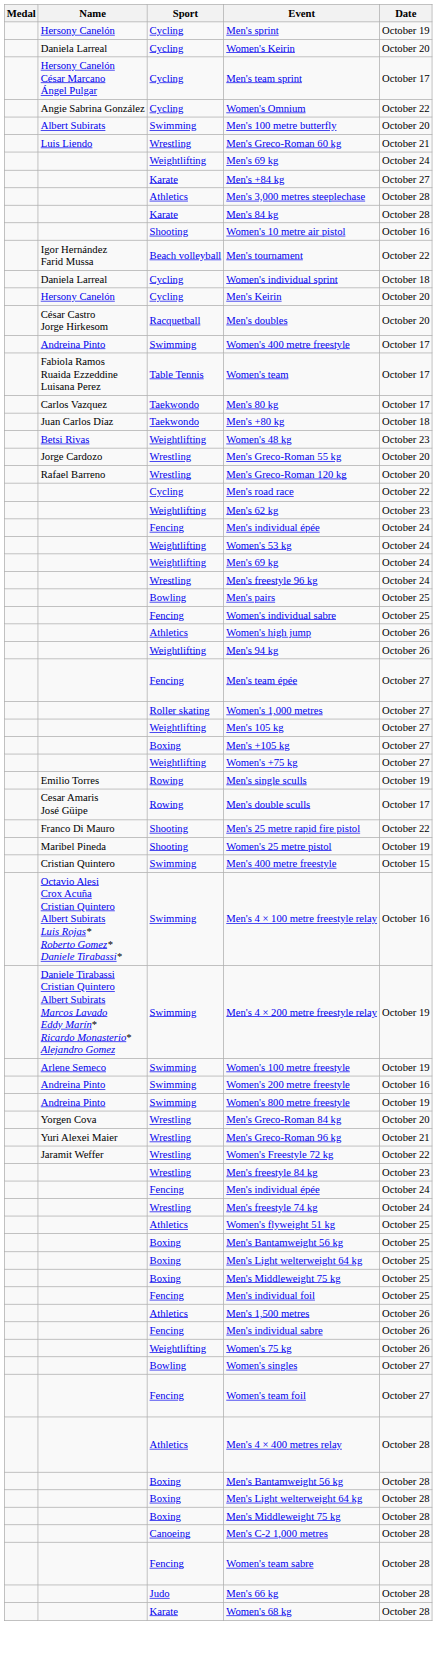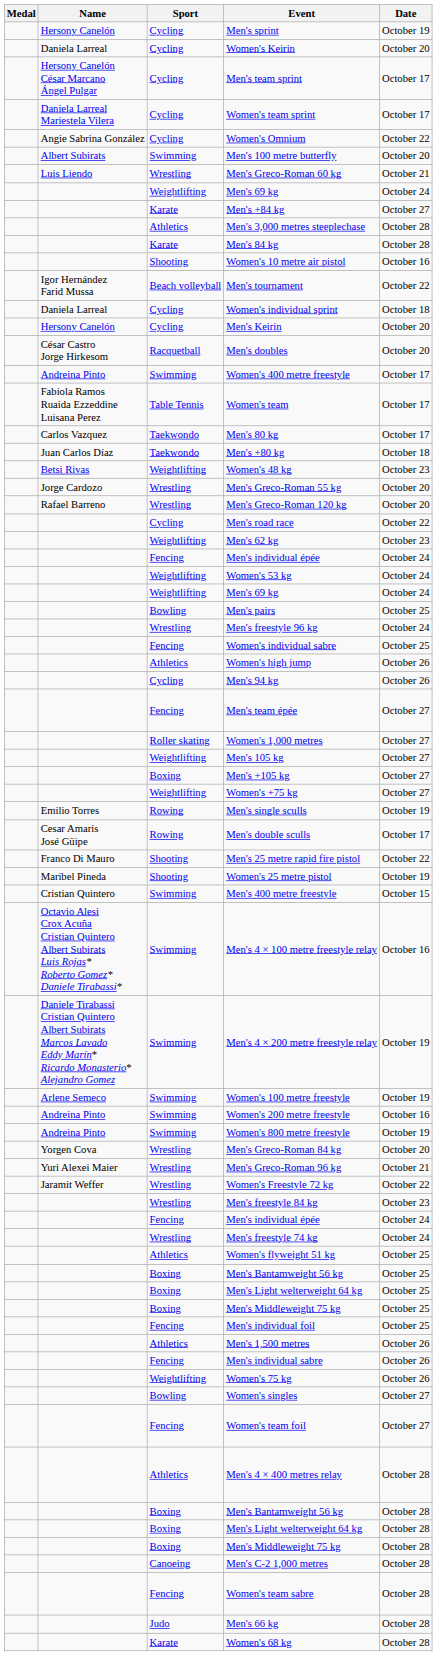+ row: (77, 115)
rows swapped: (93, 580) <-> (93, 598)
(178, 650) Weightlifting -> (166, 680) Cycling
